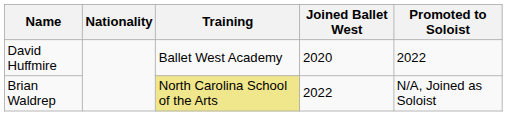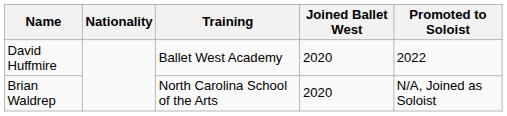(223, 93) khaki background -> (223, 93) no background
(318, 93) 2022 -> (318, 93) 2020
